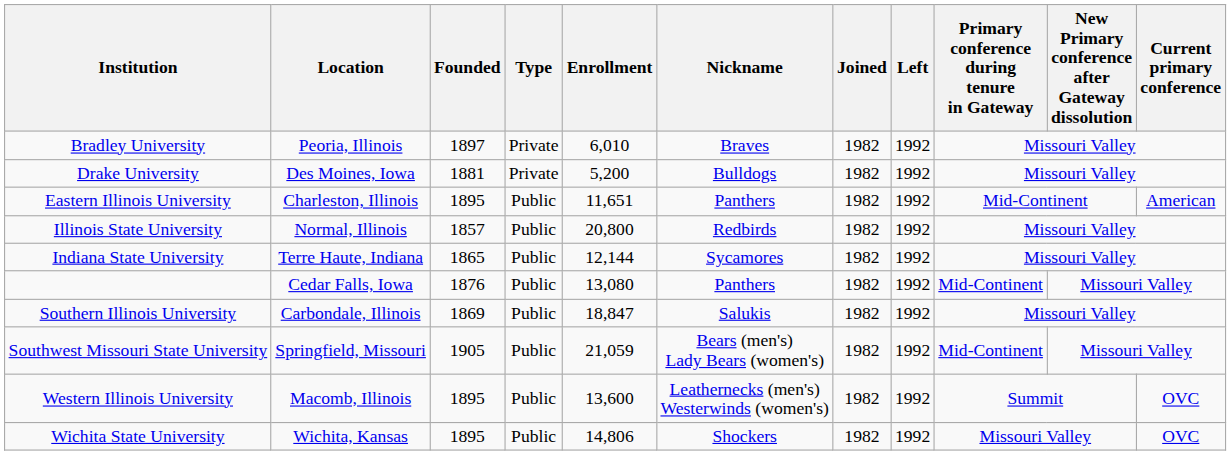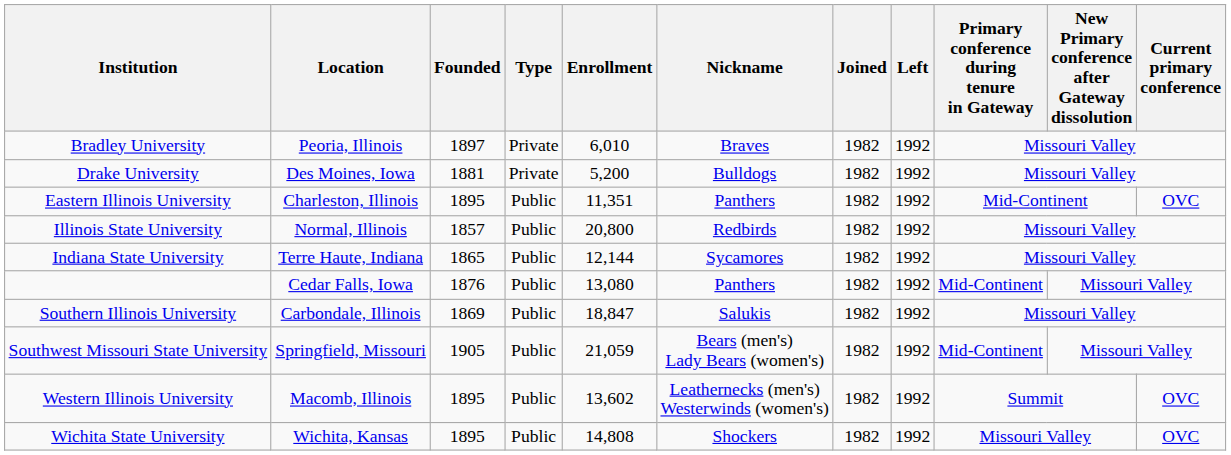(609, 201) 11,651 -> (609, 201) 11,351
(1181, 201) American -> (1181, 201) OVC
(609, 398) 13,600 -> (609, 398) 13,602
(609, 436) 14,806 -> (609, 436) 14,808
